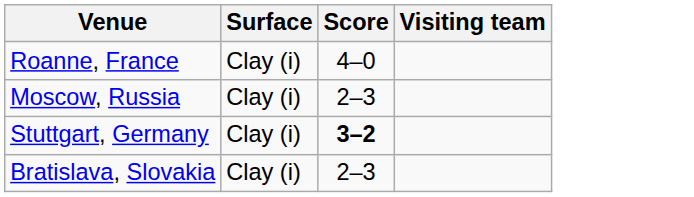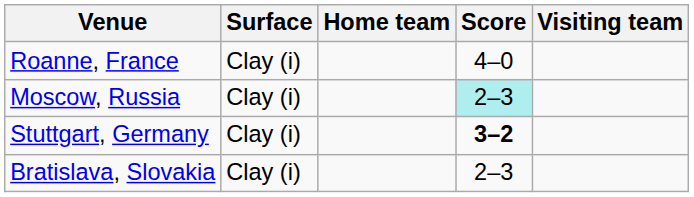+ column: (387, 23)
(356, 97) no background -> (494, 97) paleturquoise background
